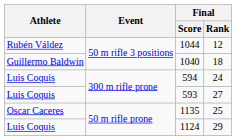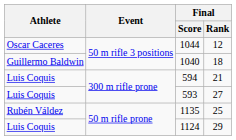(35, 45) Rubén Váldez -> (35, 45) Oscar Caceres
(218, 78) 24 -> (218, 78) 21
(35, 111) Oscar Caceres -> (35, 111) Rubén Váldez
